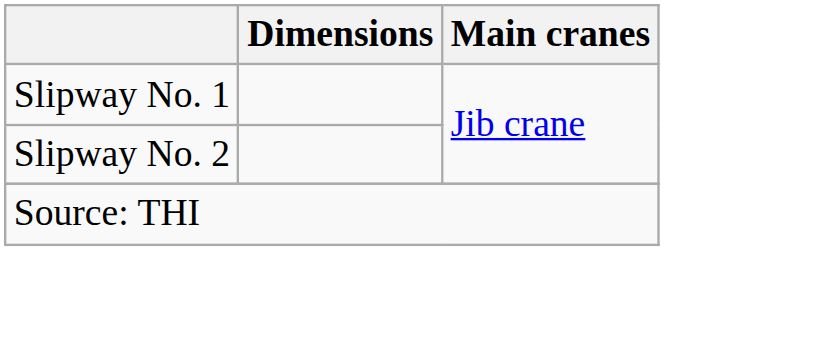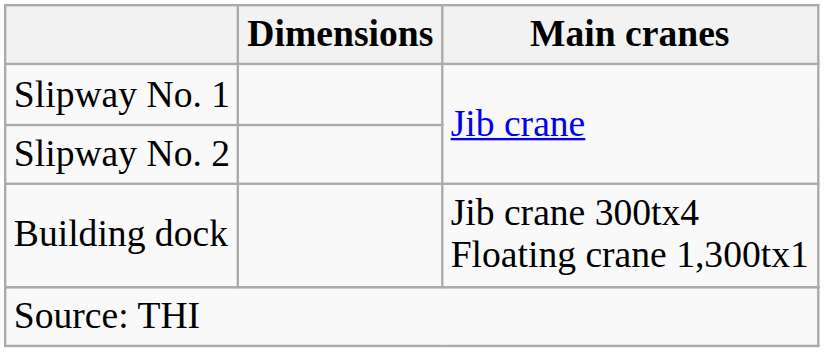+ row: (121, 234)
